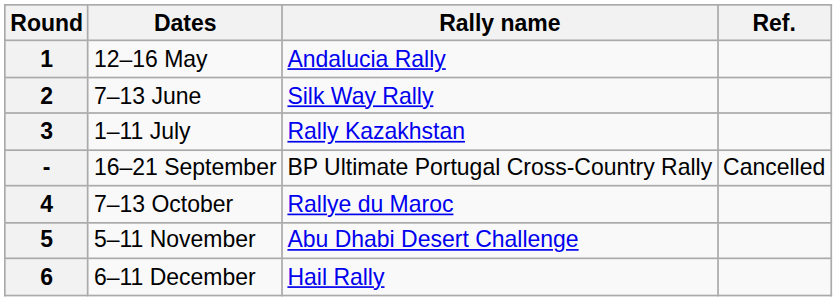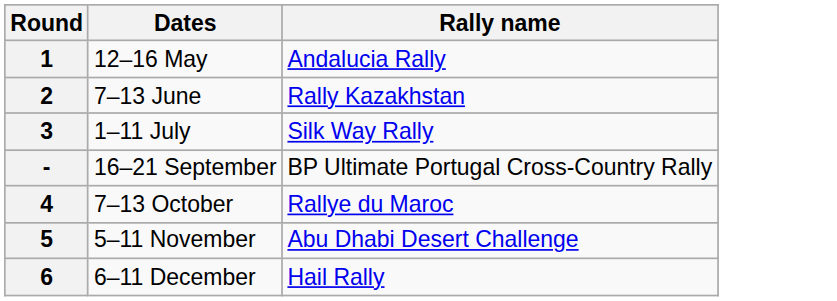- column: (774, 23)
(360, 95) Silk Way Rally -> (376, 95) Rally Kazakhstan
(376, 131) Rally Kazakhstan -> (360, 131) Silk Way Rally
